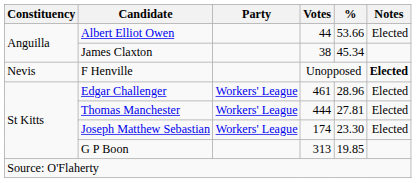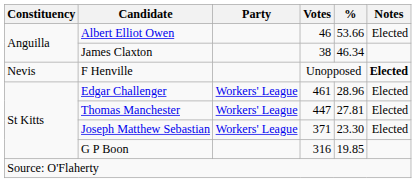(325, 33) 44 -> (325, 33) 46
(350, 52) 45.34 -> (350, 52) 46.34
(322, 110) 444 -> (322, 110) 447
(322, 129) 174 -> (322, 129) 371
(322, 149) 313 -> (322, 149) 316
